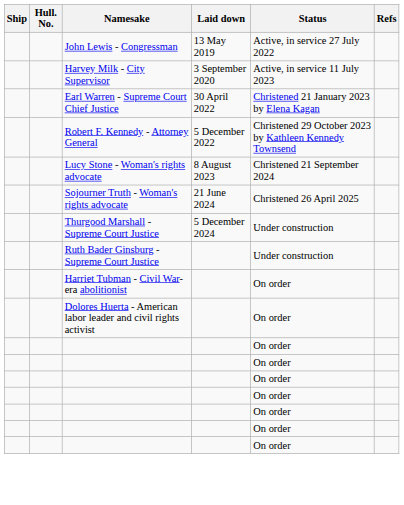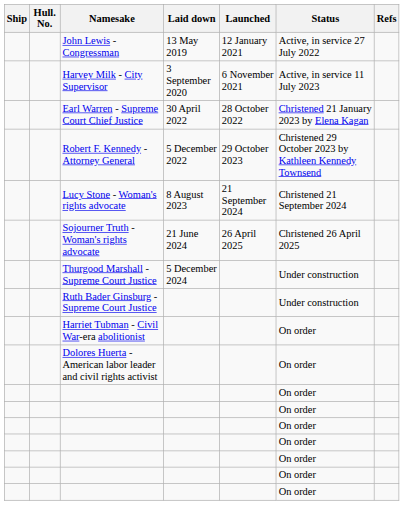+ column: (248, 18)
